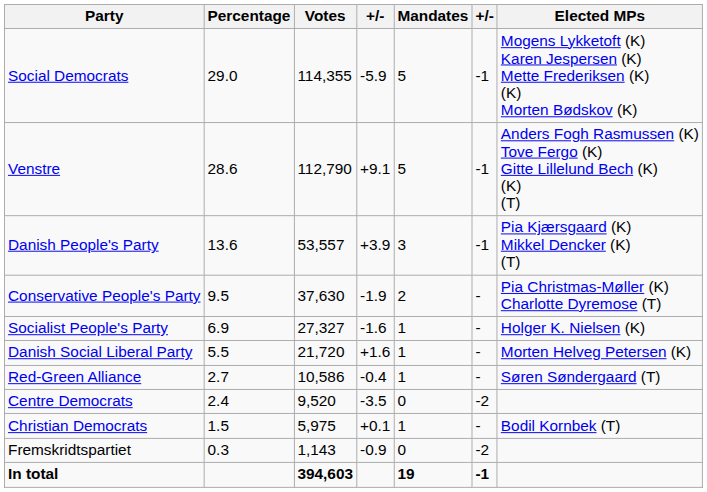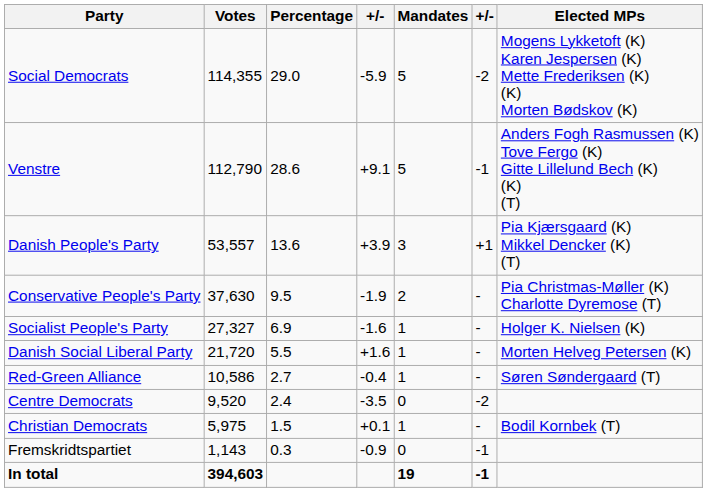columns swapped: (325, 16) <-> (249, 16)
(482, 75) -1 -> (482, 75) -2
(482, 245) -1 -> (484, 245) +1
(482, 450) -2 -> (482, 450) -1
